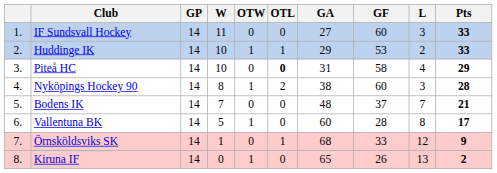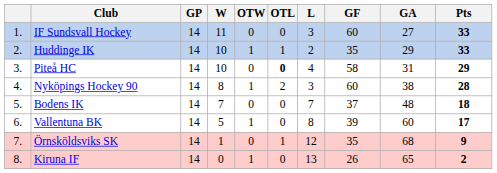columns swapped: (422, 13) <-> (325, 13)
(381, 50) 53 -> (352, 50) 35
(464, 104) 21 -> (464, 104) 18
(381, 123) 28 -> (352, 123) 39
(381, 141) 33 -> (352, 141) 35
